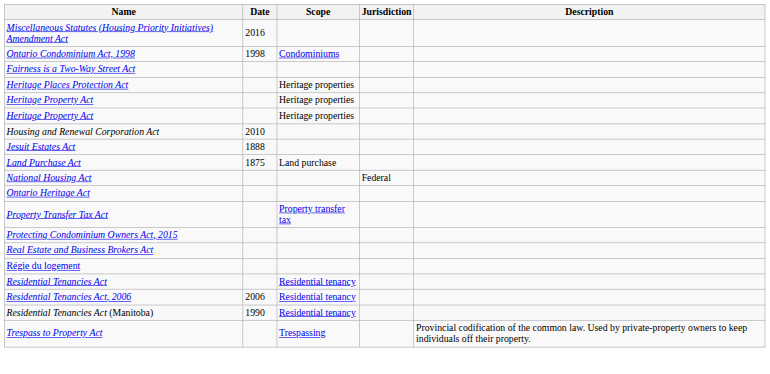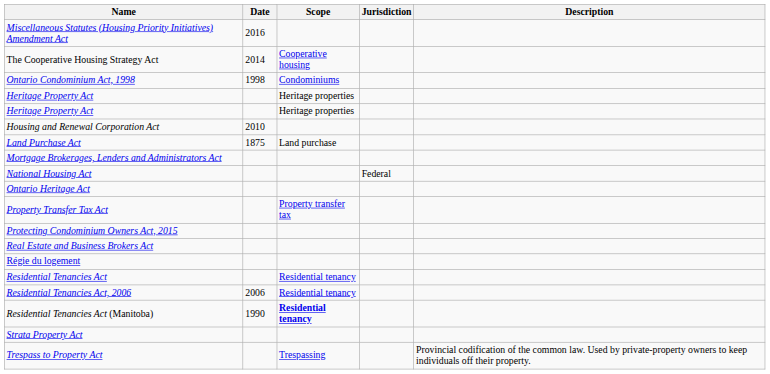+ row: (82, 59)
- row: (71, 69)
- row: (67, 85)
- row: (41, 147)
+ row: (114, 158)
(317, 312) normal -> (302, 313) bold
+ row: (45, 334)
